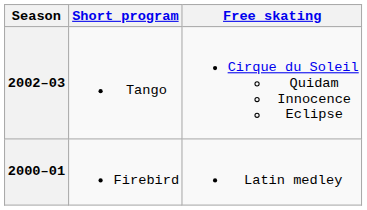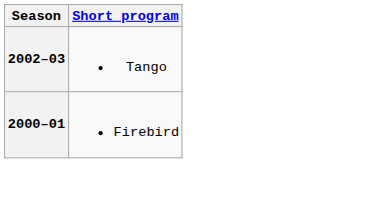- column: (272, 16)
